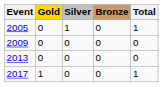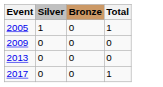- column: (49, 12)
